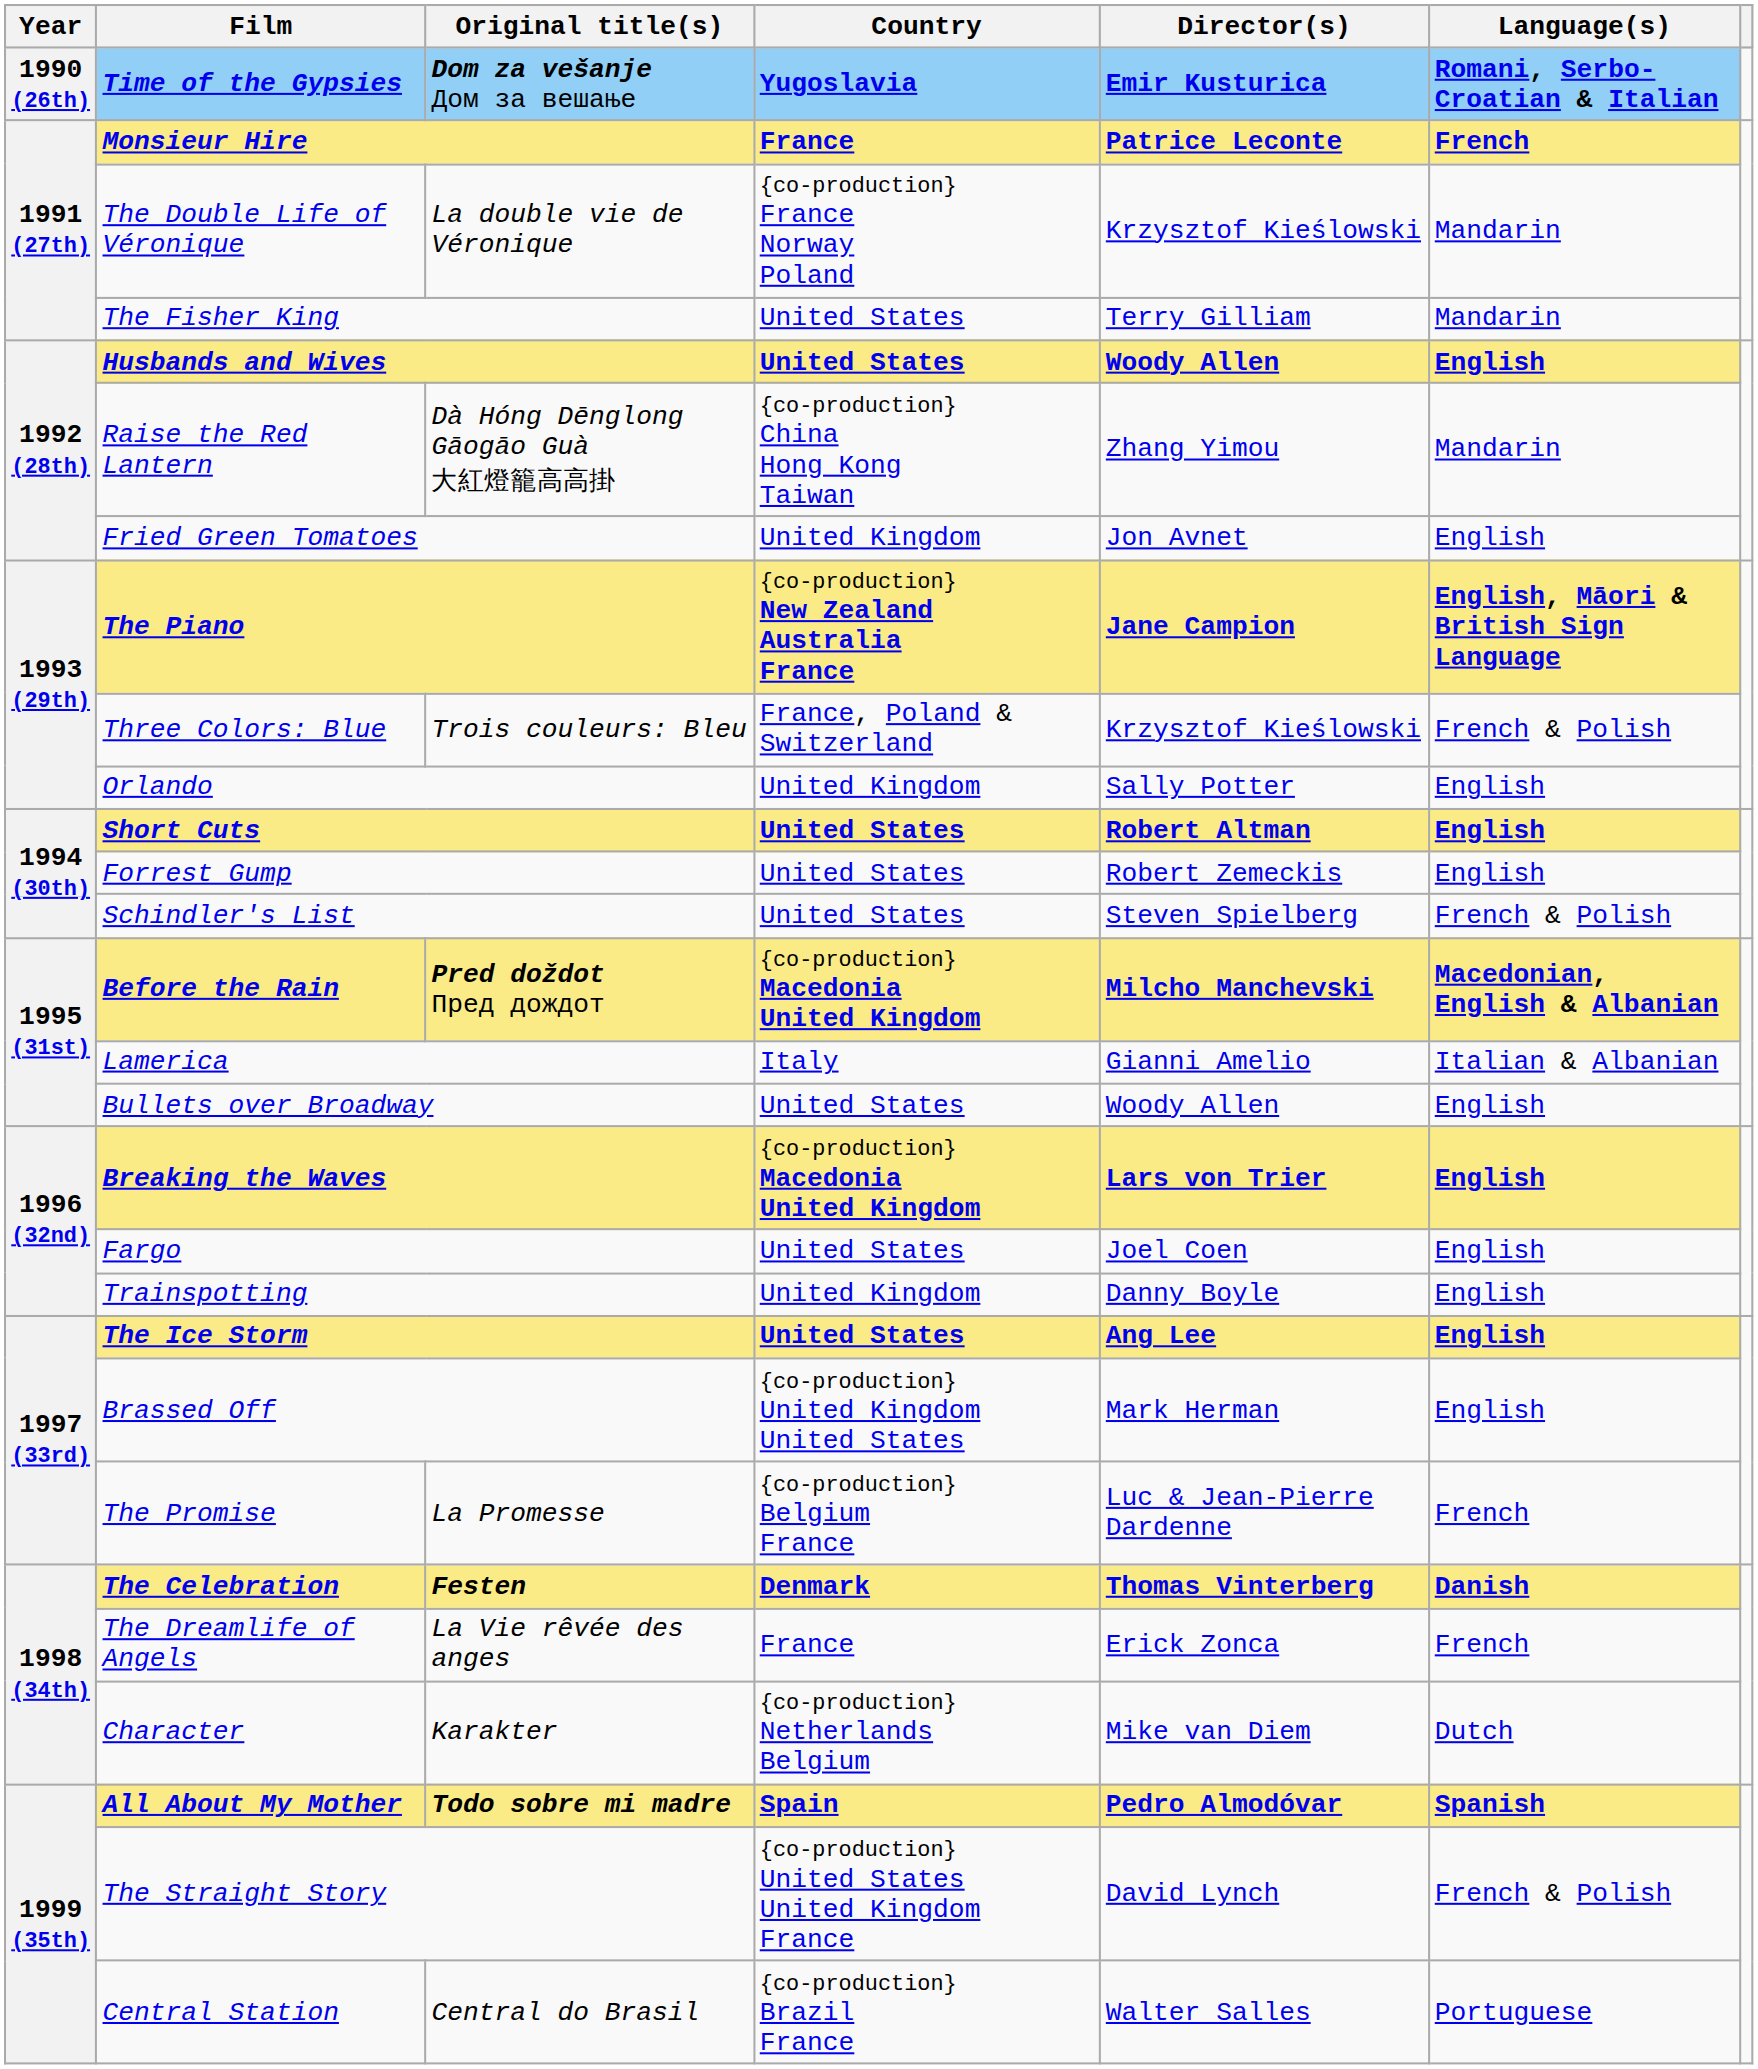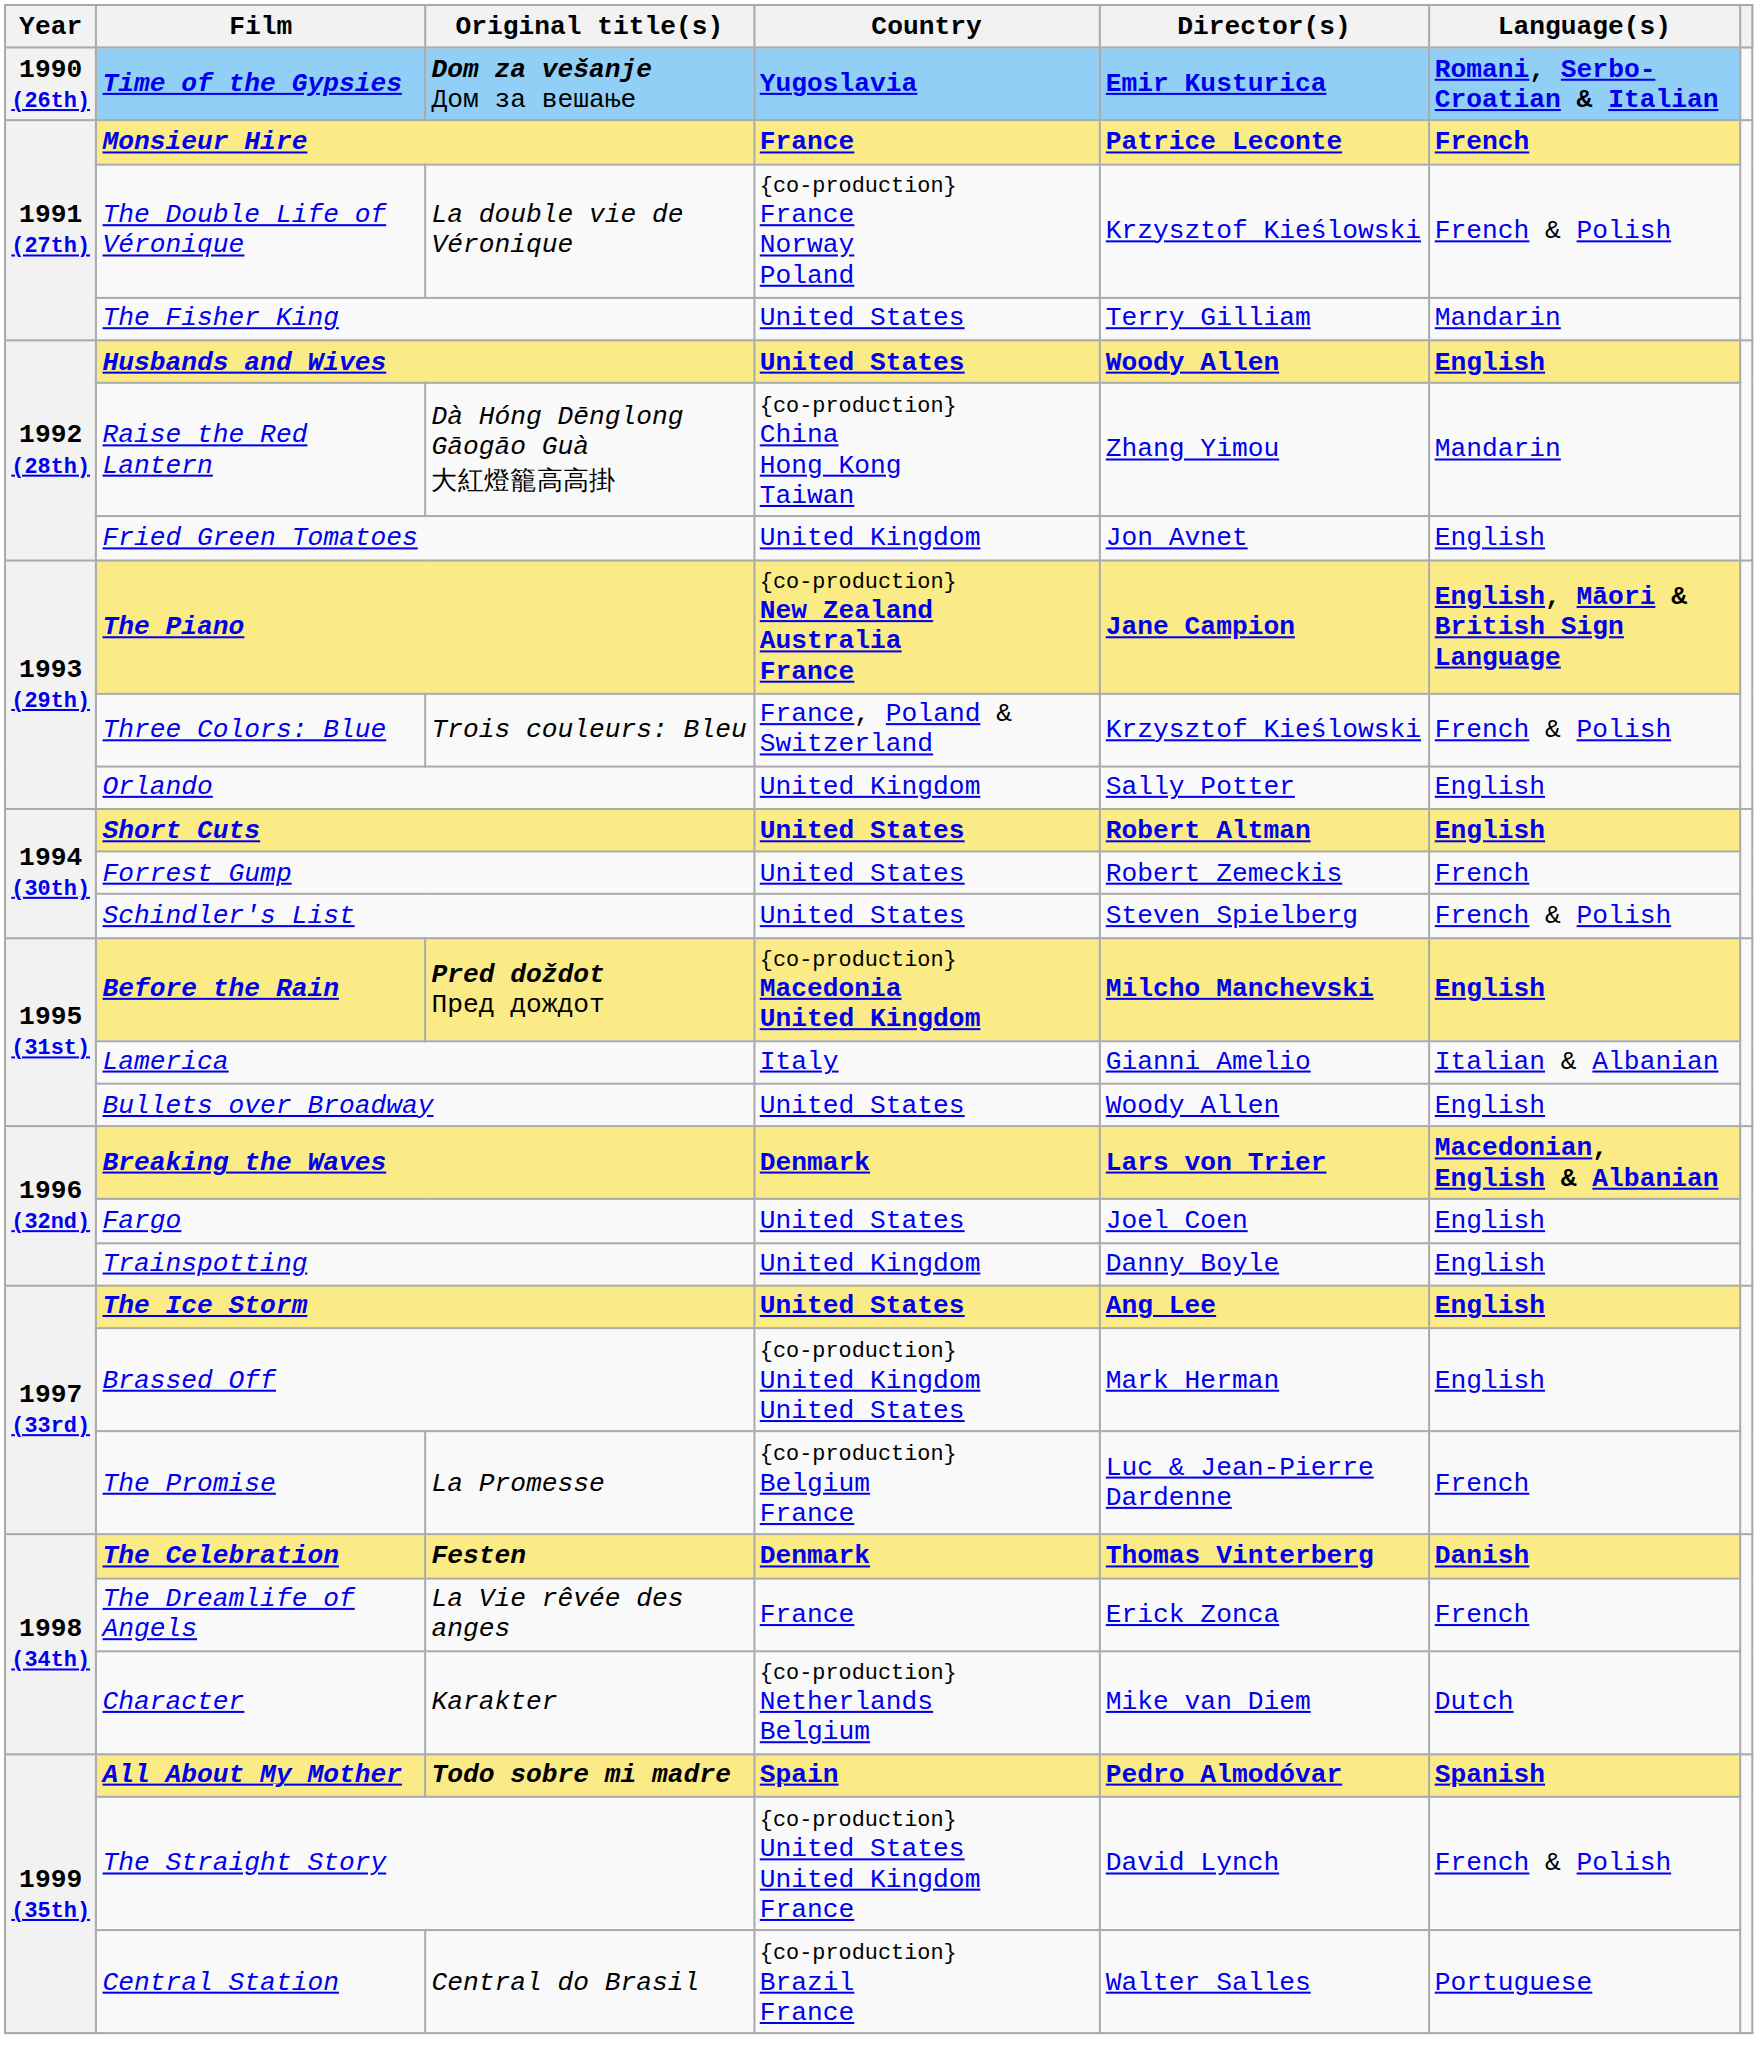(1498, 231) Mandarin -> (1553, 231) French & Polish
(1490, 873) English -> (1482, 873) French
(1577, 989) Macedonian, English & Albanian -> (1490, 989) English
(870, 1180) {co-production} Macedonia United Kingdom -> (815, 1163) Denmark
(1490, 1178) English -> (1577, 1163) Macedonian, English & Albanian
